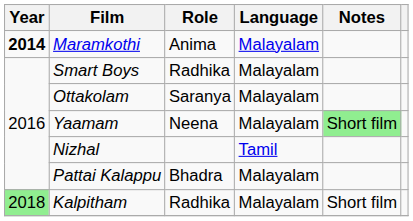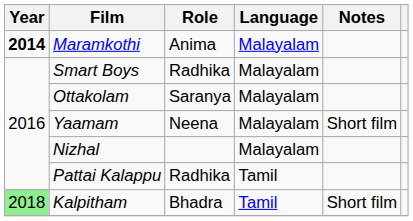(362, 123) lightgreen background -> (362, 123) no background
(258, 149) Tamil -> (279, 149) Malayalam
(196, 176) Bhadra -> (199, 176) Radhika
(279, 176) Malayalam -> (258, 176) Tamil
(199, 202) Radhika -> (196, 202) Bhadra
(279, 202) Malayalam -> (258, 202) Tamil
